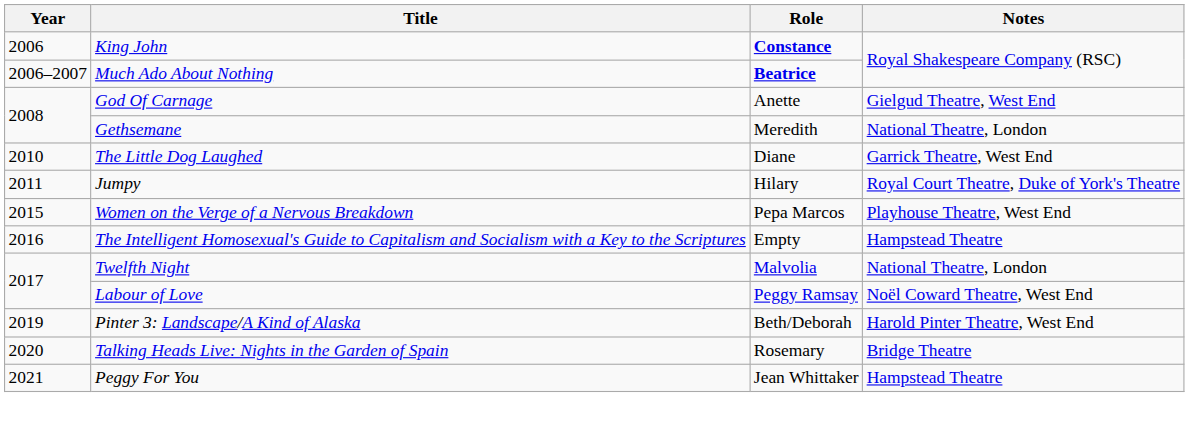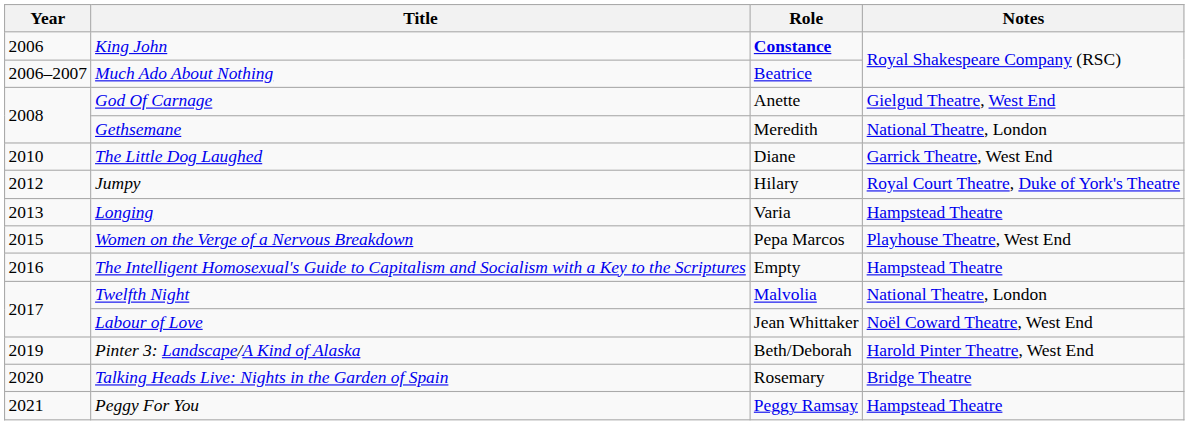(785, 73) bold -> (783, 73) normal
(26, 184) 2011 -> (26, 184) 2012
+ row: (124, 211)
(806, 294) Peggy Ramsay -> (806, 322) Jean Whittaker
(806, 377) Jean Whittaker -> (806, 405) Peggy Ramsay
